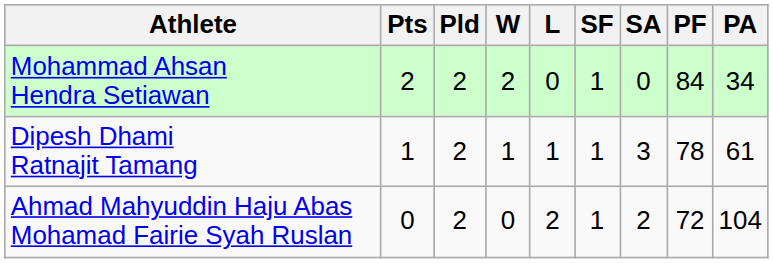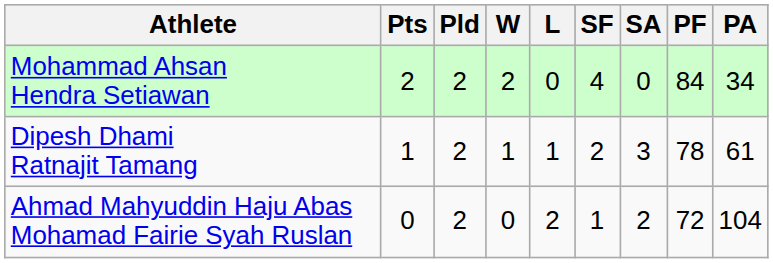(597, 80) 1 -> (597, 80) 4
(597, 151) 1 -> (597, 151) 2
